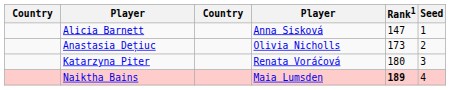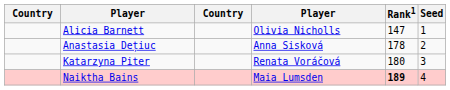(288, 30) Anna Sisková -> (297, 30) Olivia Nicholls
(297, 46) Olivia Nicholls -> (288, 46) Anna Sisková
(396, 46) 173 -> (396, 46) 178
